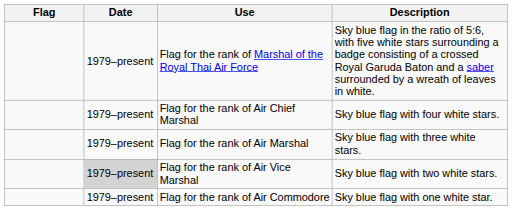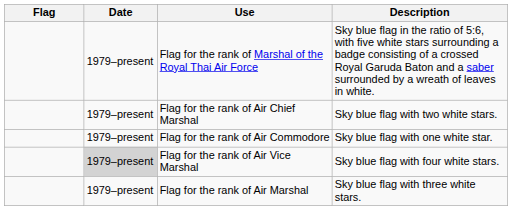(417, 114) Sky blue flag with four white stars. -> (416, 114) Sky blue flag with two white stars.
rows swapped: (234, 144) <-> (245, 197)
(416, 173) Sky blue flag with two white stars. -> (417, 161) Sky blue flag with four white stars.
